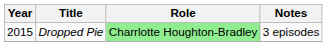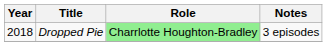(20, 32) 2015 -> (20, 32) 2018
